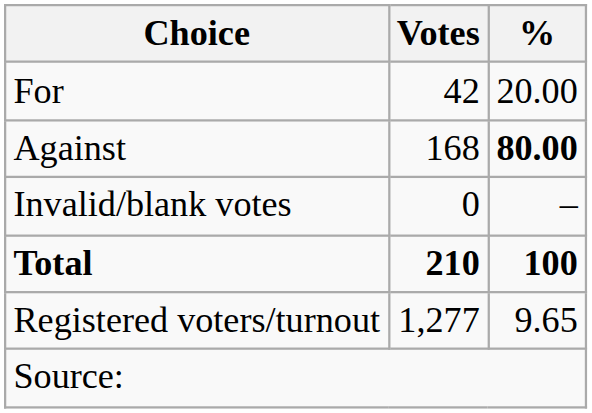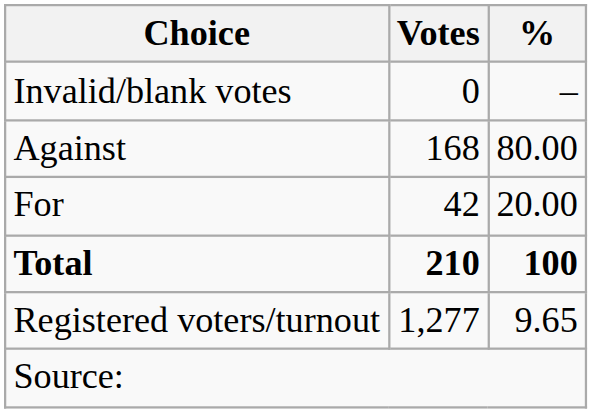rows swapped: (39, 90) <-> (153, 205)
(537, 147) bold -> (537, 147) normal
